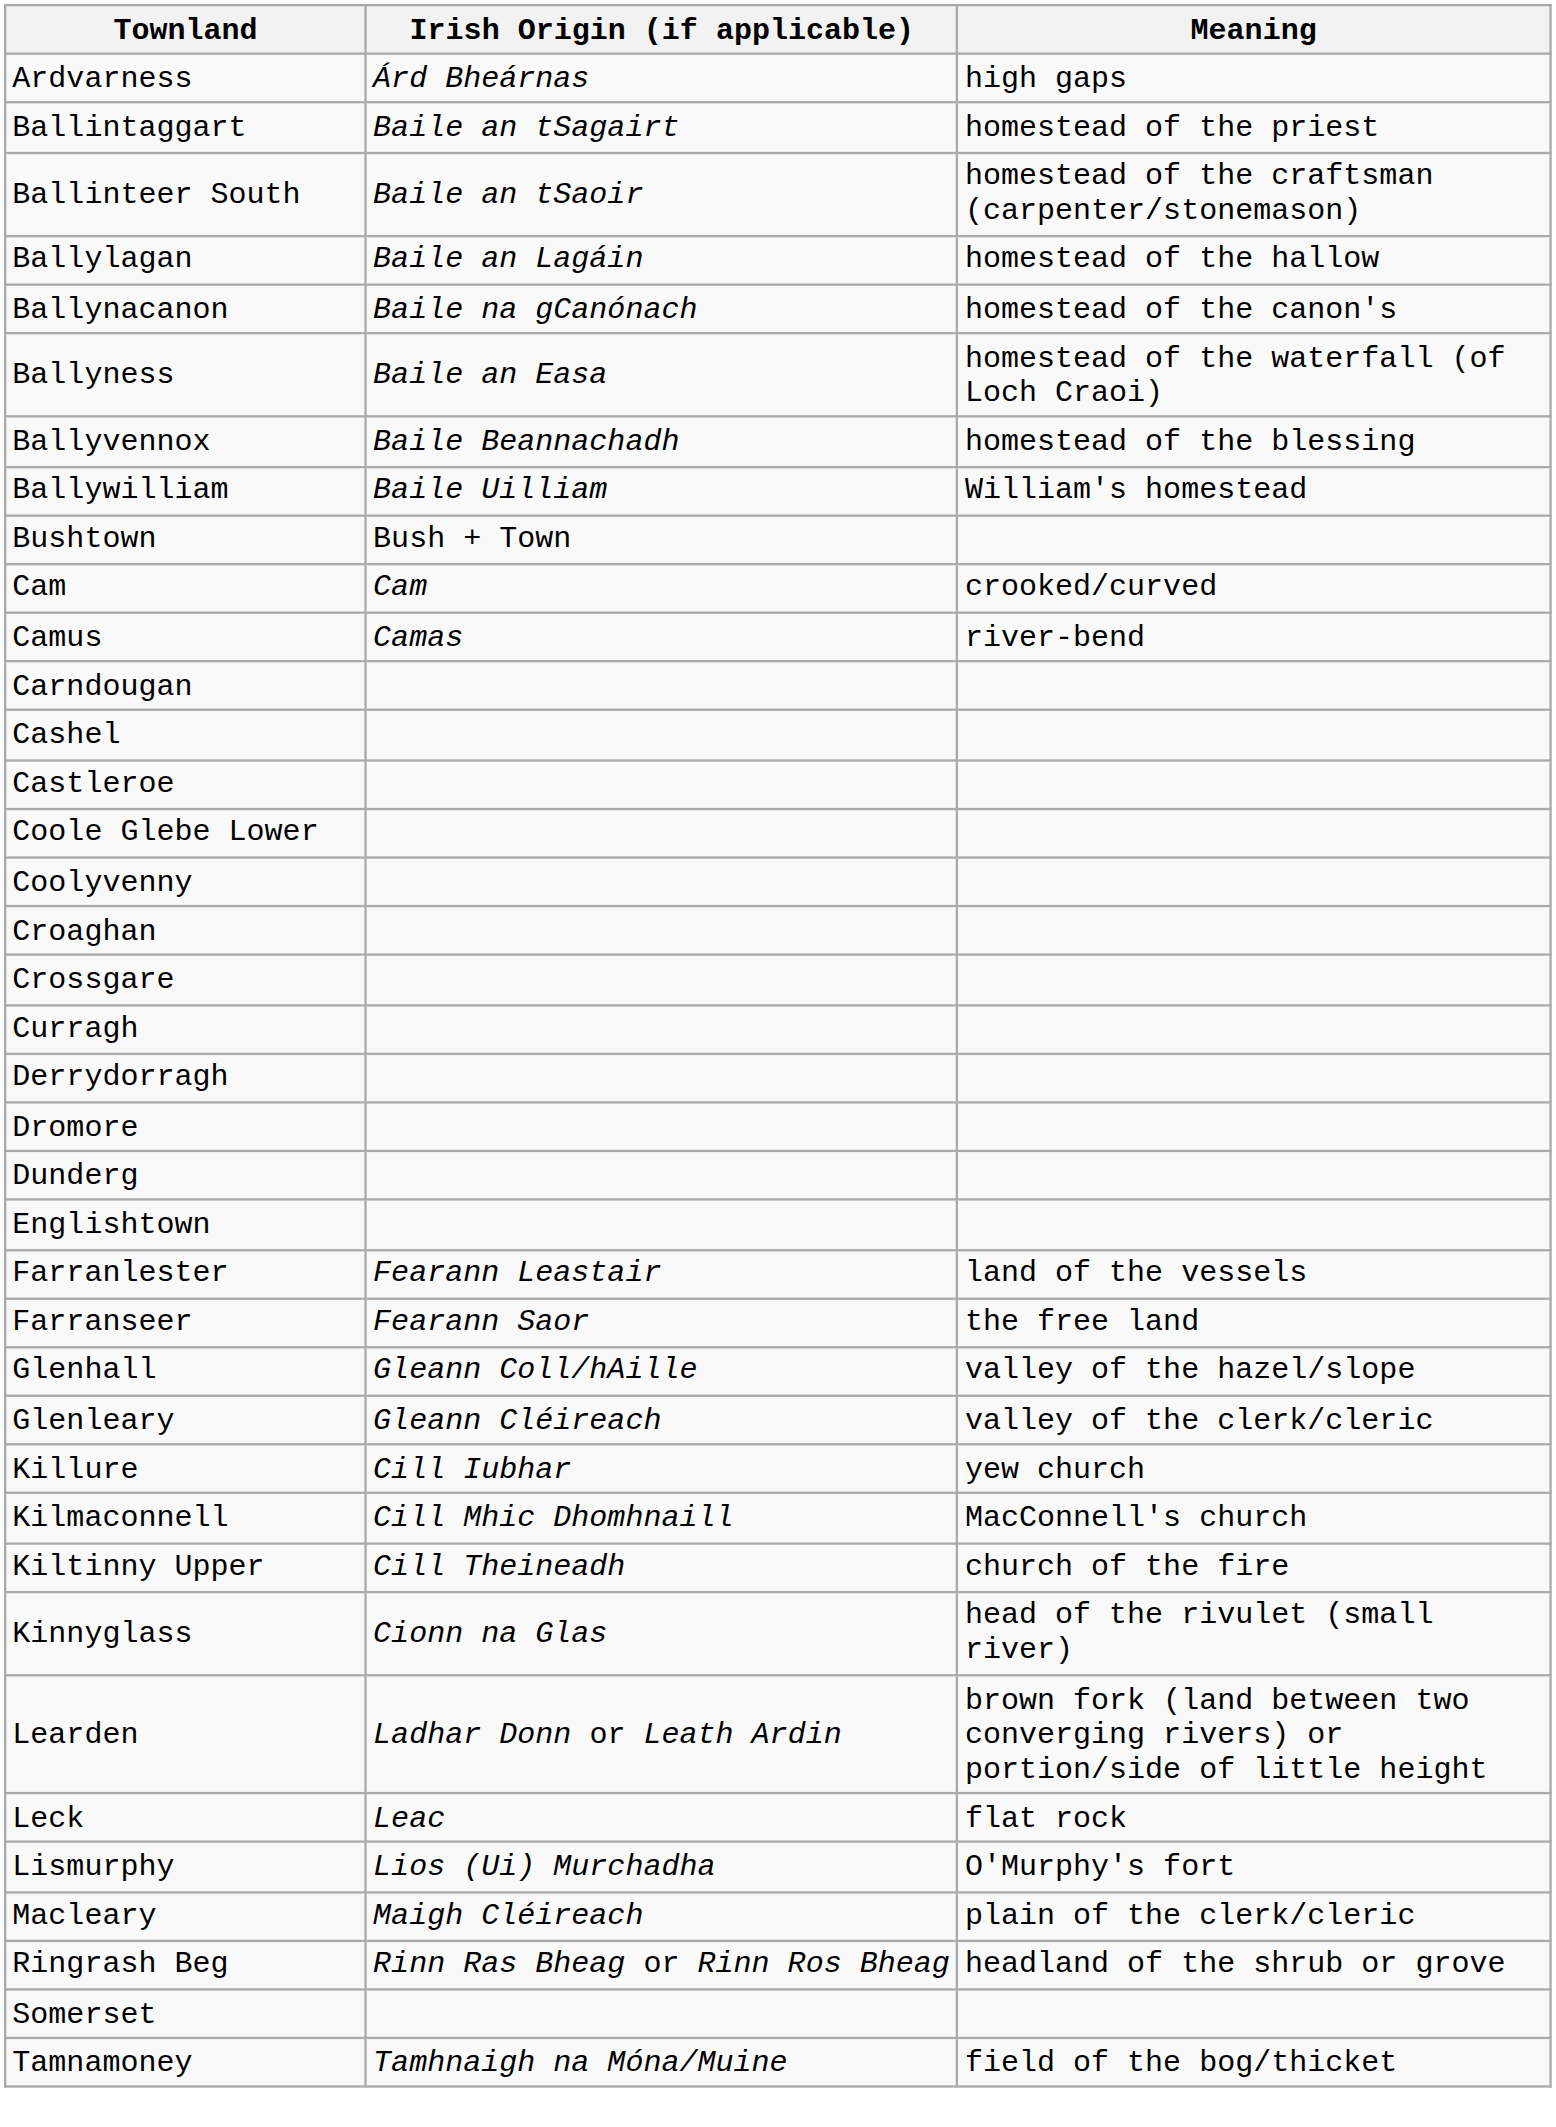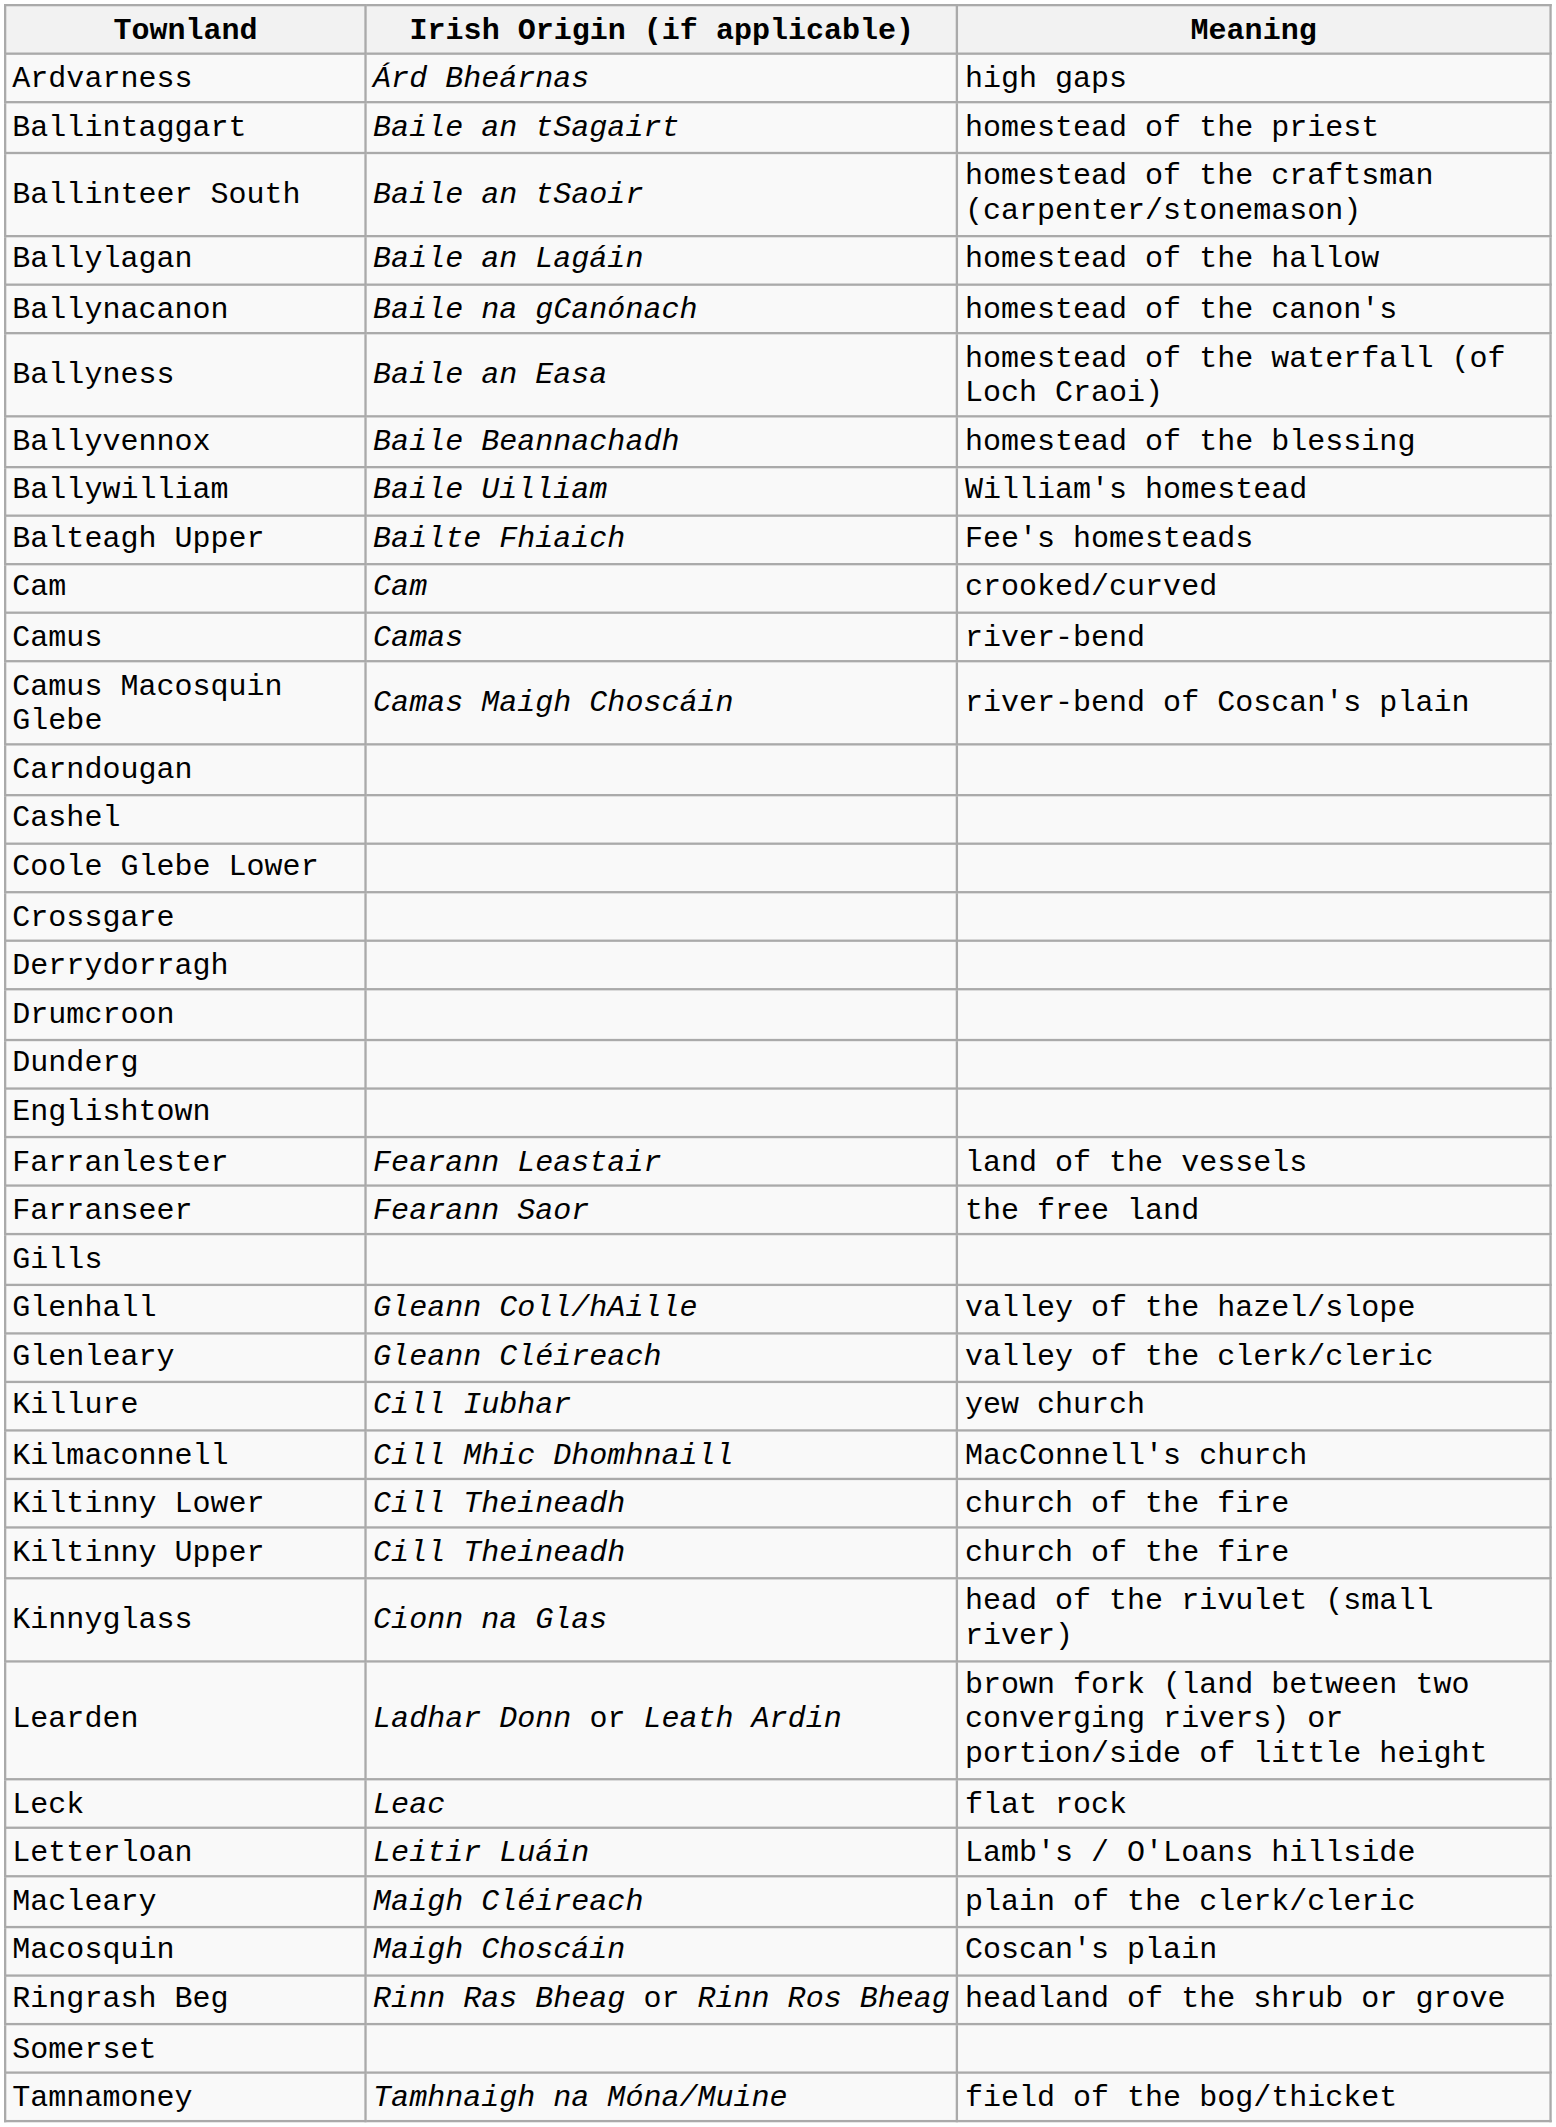+ row: (138, 539)
- row: (84, 539)
+ row: (147, 704)
- row: (93, 784)
- row: (102, 882)
- row: (84, 931)
- row: (75, 1029)
- row: (75, 1127)
+ row: (93, 1015)
+ row: (57, 1259)
+ row: (138, 1504)
+ row: (102, 1853)
- row: (93, 1867)
+ row: (93, 1951)
